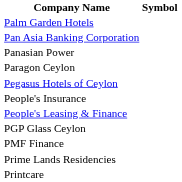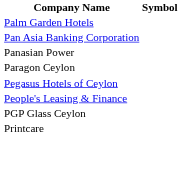- row: (45, 98)
- row: (34, 144)
- row: (60, 159)
